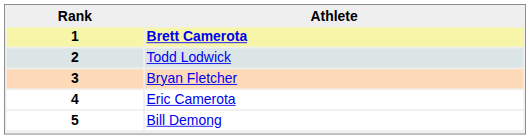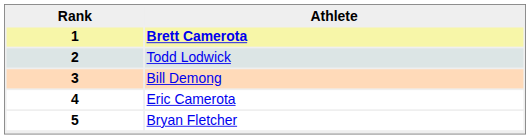(192, 78) Bryan Fletcher -> (184, 78) Bill Demong
(184, 120) Bill Demong -> (192, 120) Bryan Fletcher
